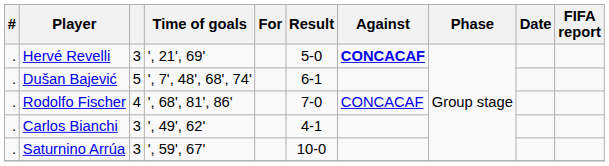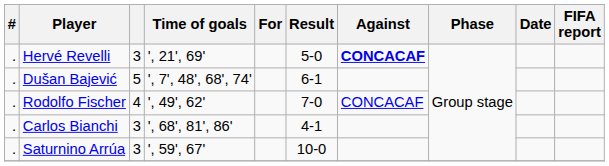(190, 102) ', 68', 81', 86' -> (176, 102) ', 49', 62'
(176, 126) ', 49', 62' -> (190, 126) ', 68', 81', 86'
